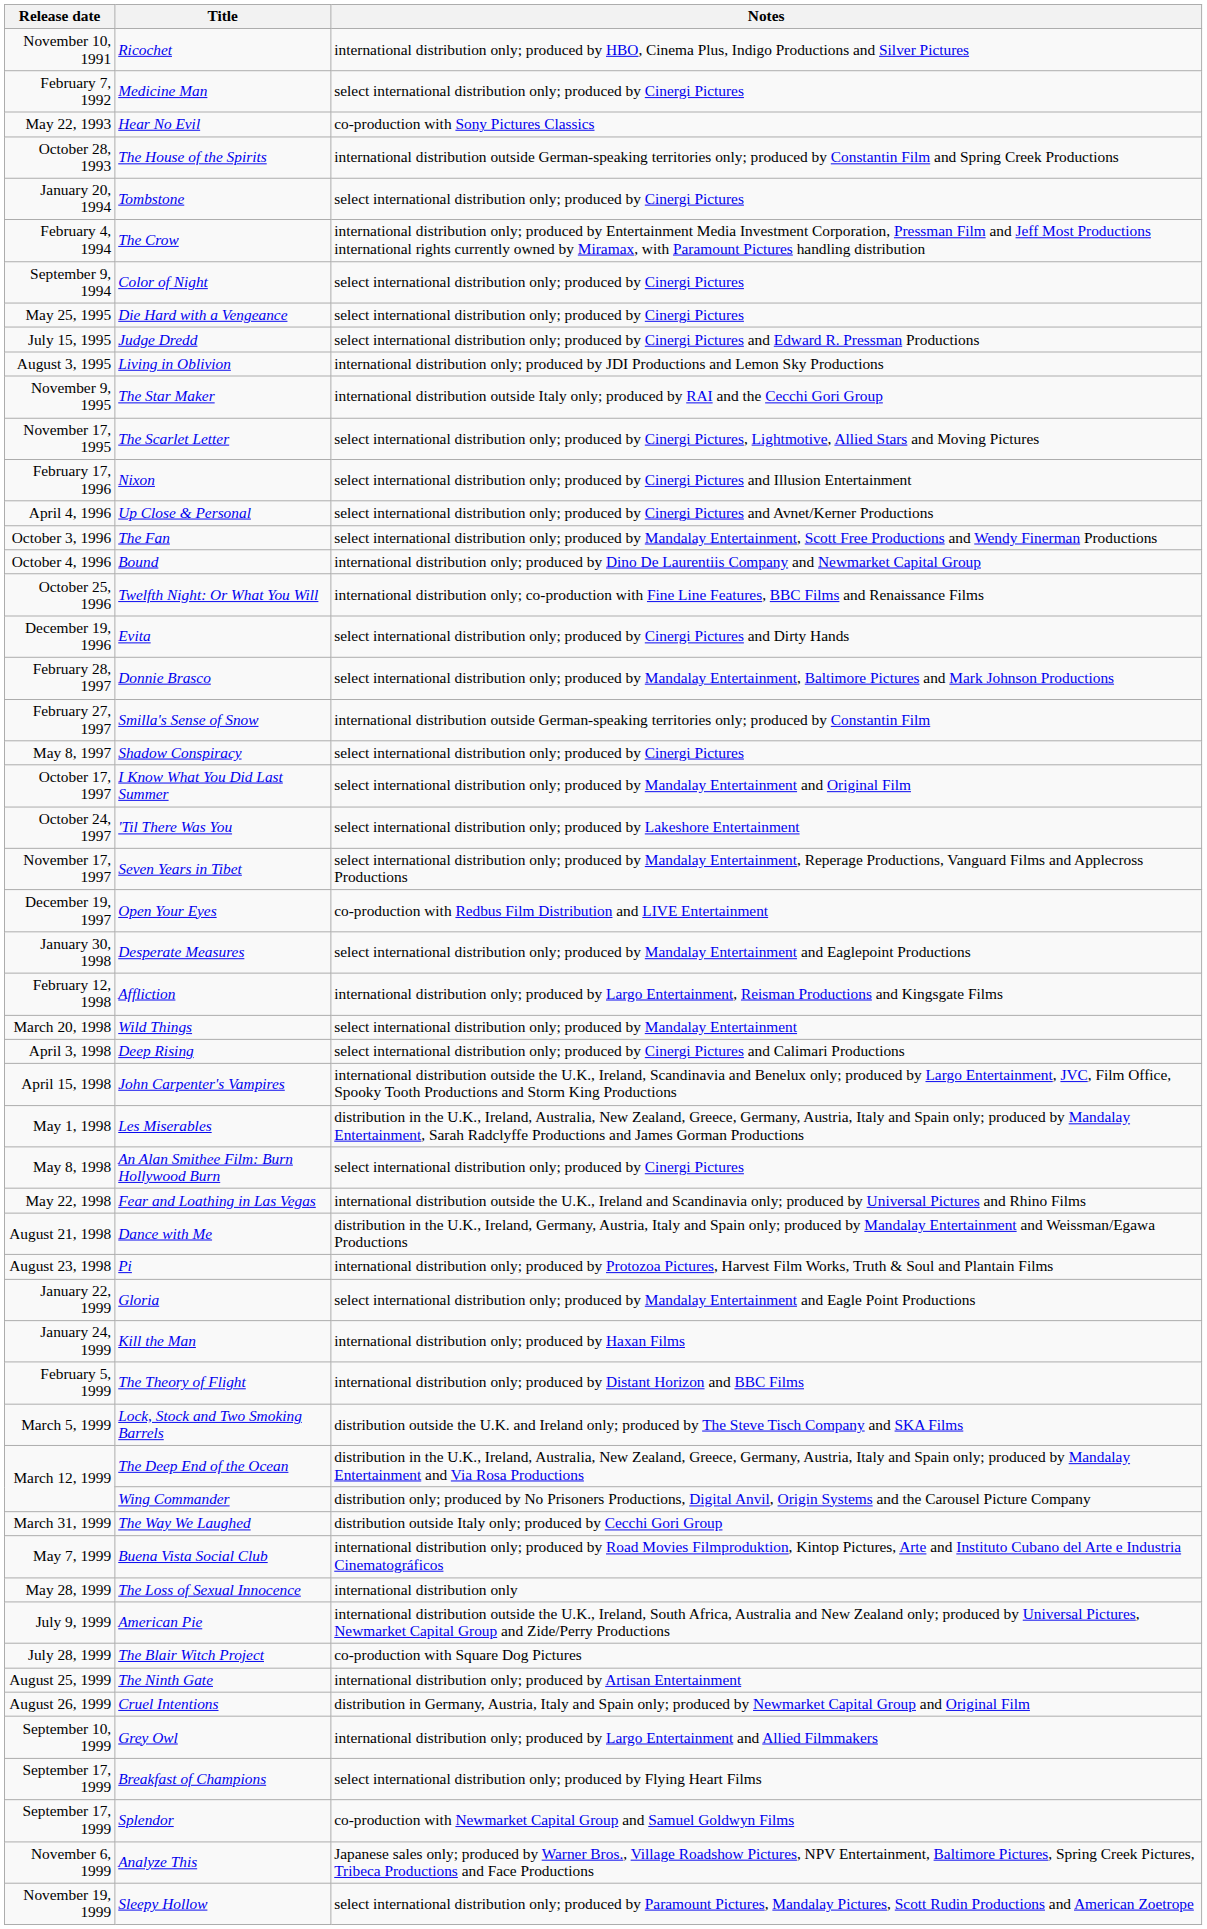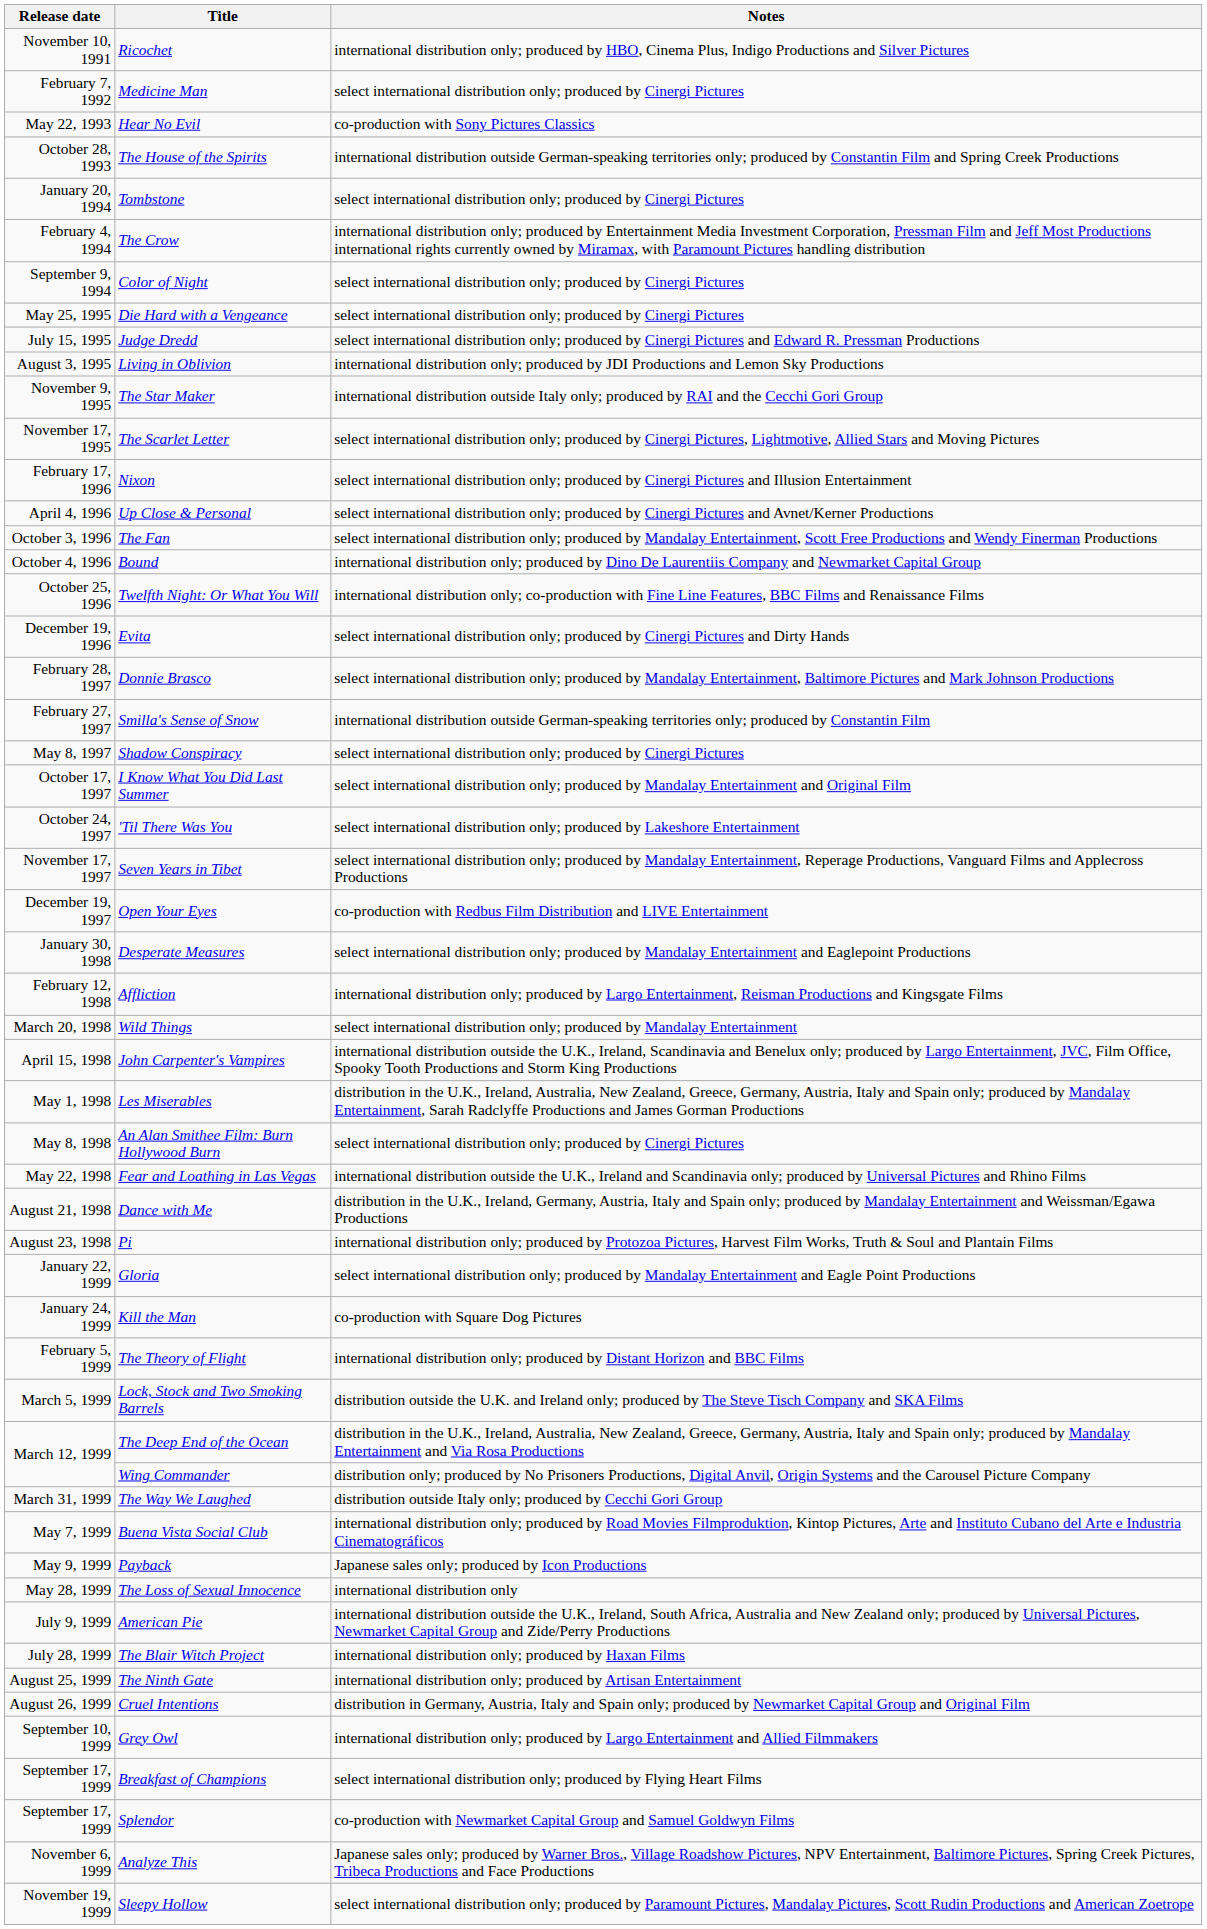- row: (156, 1051)
(510, 1341) international distribution only; produced by Haxan Films -> (458, 1316) co-production with Square Dog Pictures
+ row: (145, 1565)
(458, 1655) co-production with Square Dog Pictures -> (510, 1655) international distribution only; produced by Haxan Films
